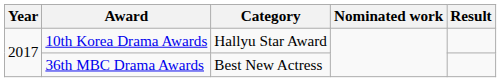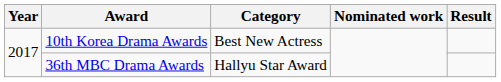(271, 40) Hallyu Star Award -> (268, 40) Best New Actress
(268, 64) Best New Actress -> (271, 64) Hallyu Star Award
